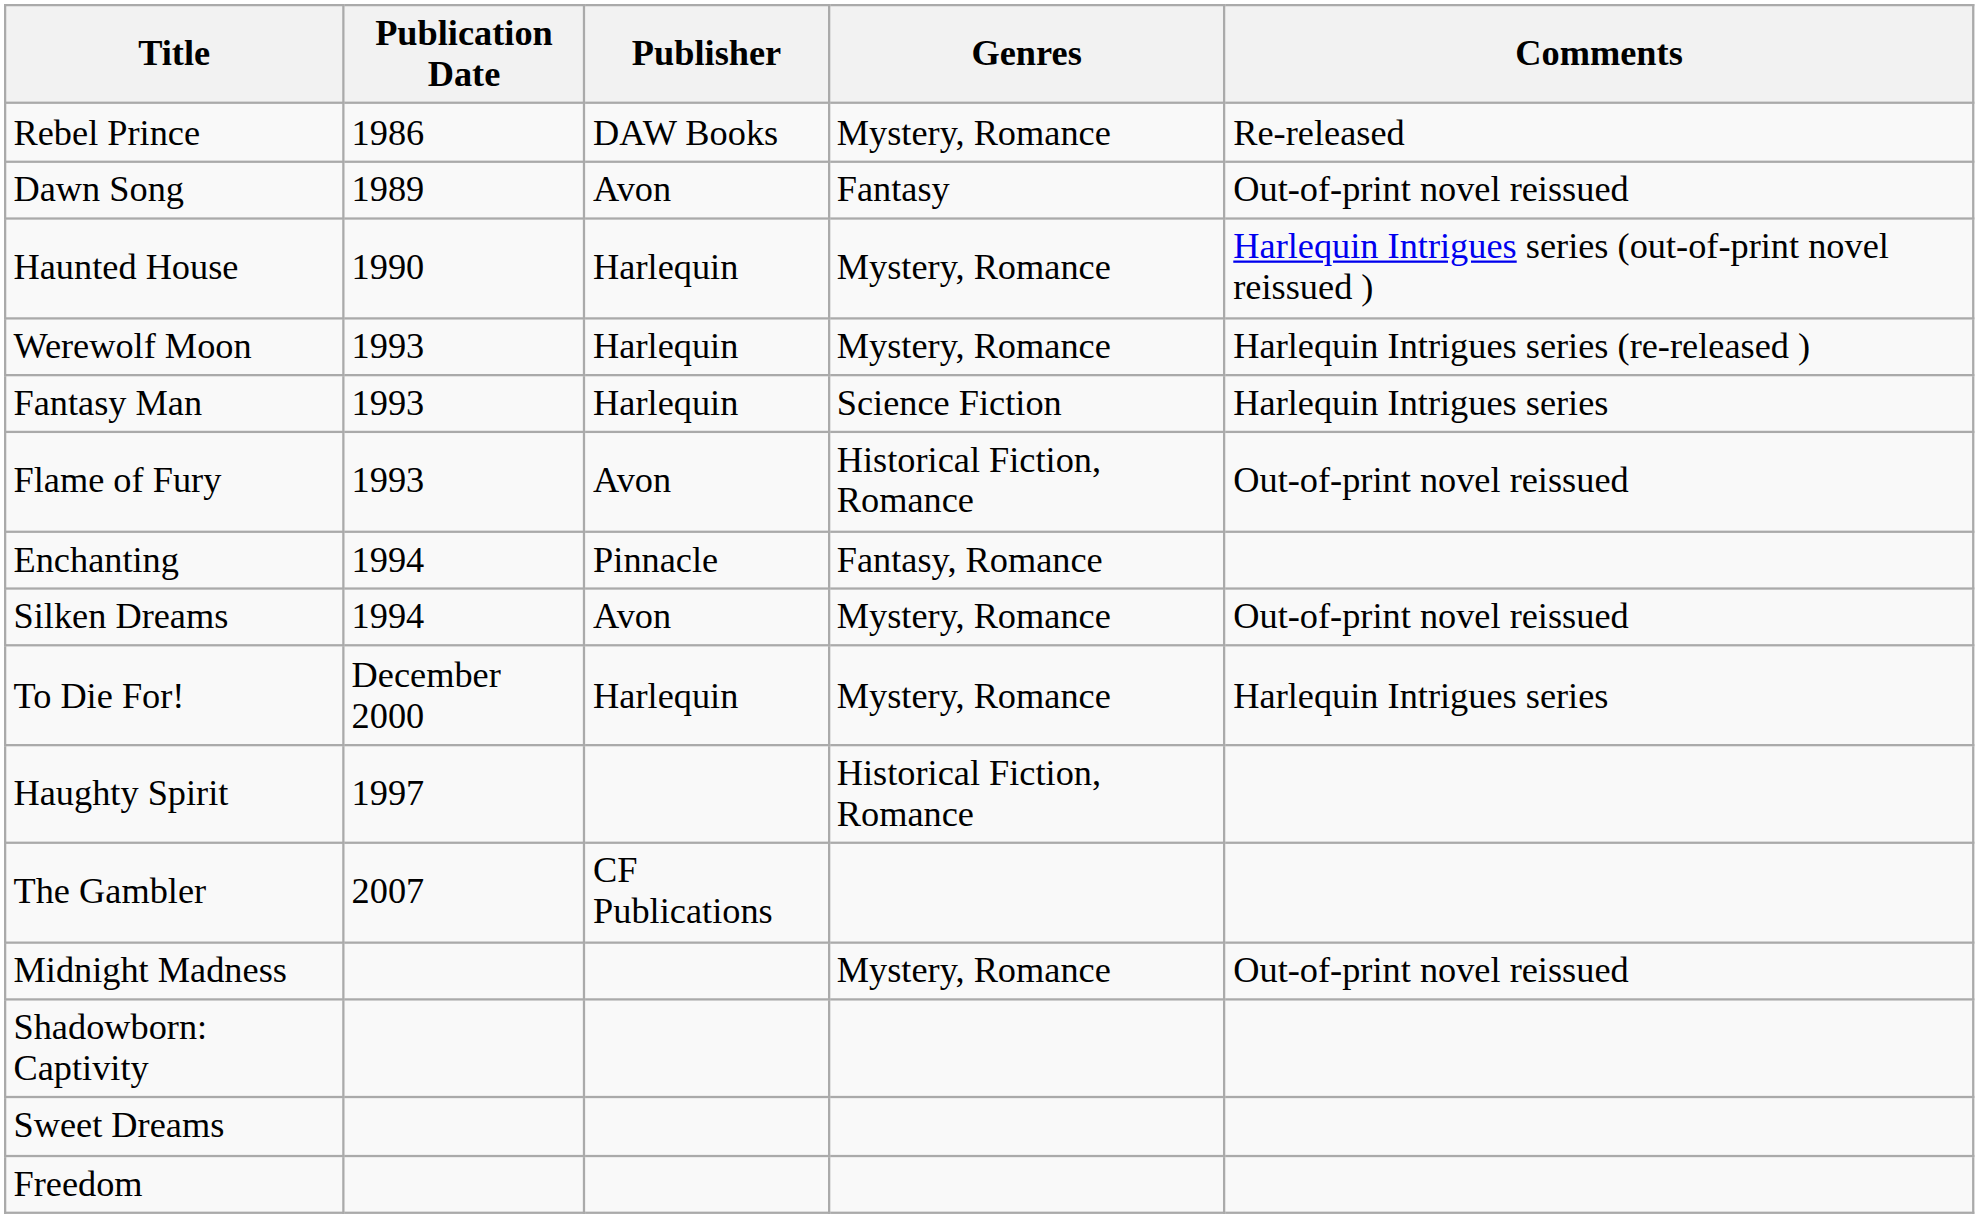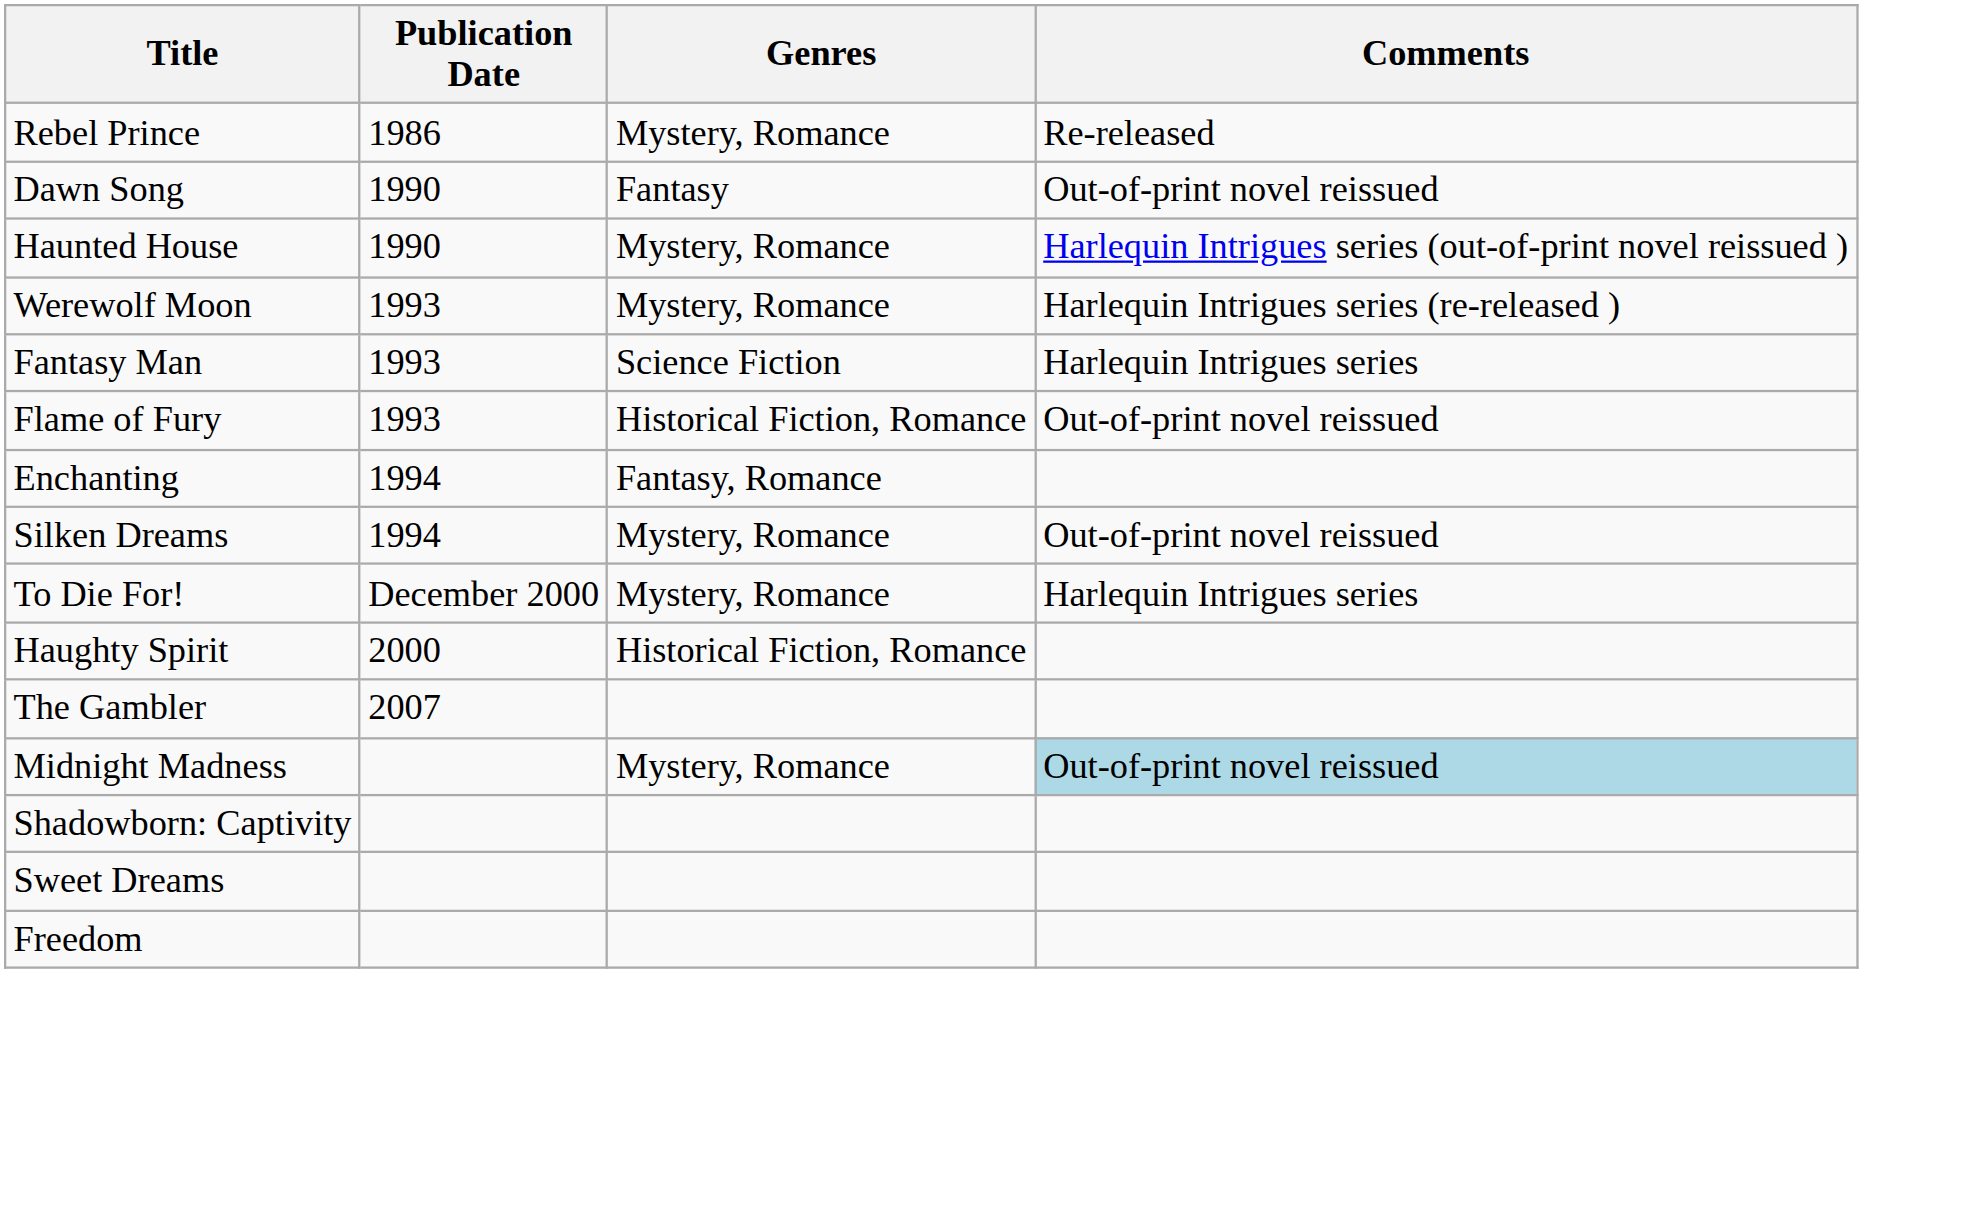- column: (707, 53)
(388, 189) 1989 -> (405, 189) 1990
(388, 793) 1997 -> (405, 650) 2000
(1431, 969) no background -> (1241, 765) lightblue background
